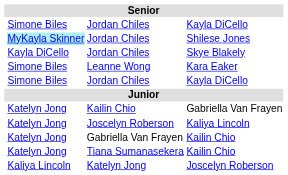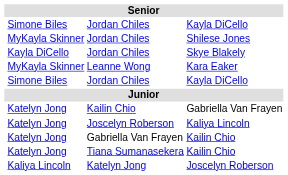(46, 39) paleturquoise background -> (46, 39) no background
(37, 67) Simone Biles -> (46, 67) MyKayla Skinner
